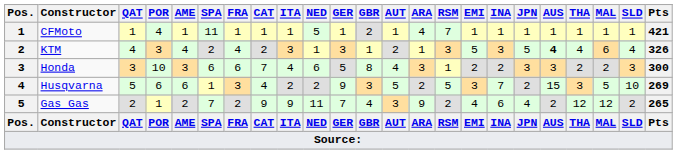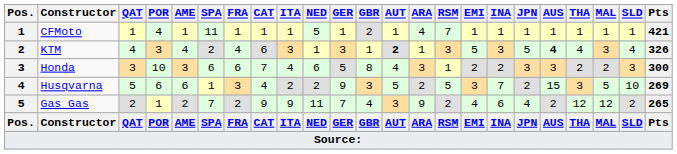(264, 50) 2 -> (264, 50) 6
(395, 50) normal -> (395, 50) bold
(606, 50) 6 -> (606, 50) 3
